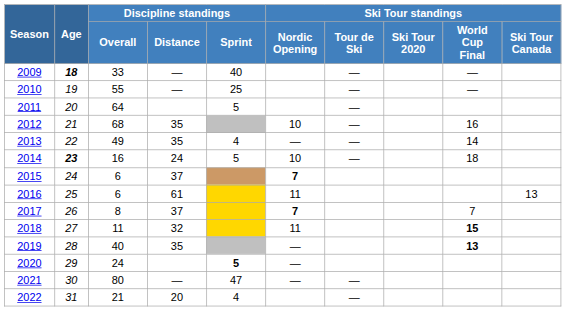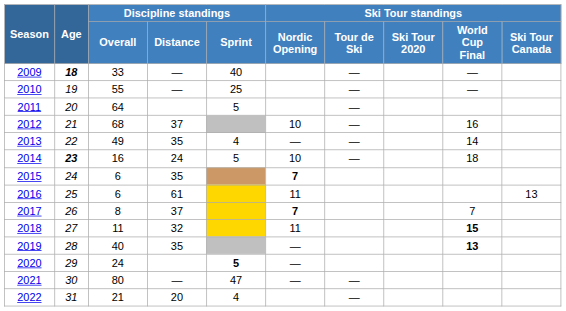(177, 124) 35 -> (177, 124) 37
(177, 176) 37 -> (177, 176) 35
